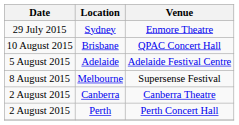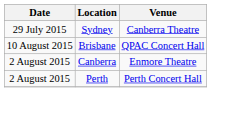(180, 29) Enmore Theatre -> (163, 29) Canberra Theatre
- row: (100, 62)
- row: (100, 78)
(180, 95) Canberra Theatre -> (163, 62) Enmore Theatre
